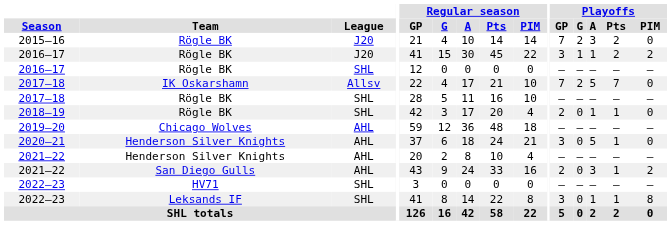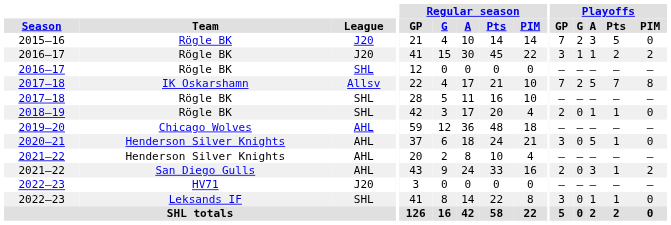(616, 40) 2 -> (616, 40) 5
(650, 83) 0 -> (650, 83) 8
(364, 185) SHL -> (364, 185) J20
(650, 199) 8 -> (650, 199) 0
